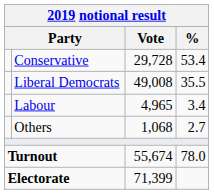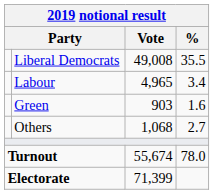- row: (51, 60)
+ row: (32, 104)
